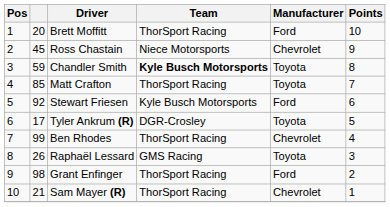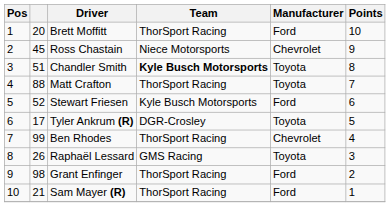(39, 66) 59 -> (39, 66) 51
(39, 84) 85 -> (39, 84) 88
(39, 102) 92 -> (39, 102) 52
(297, 192) Chevrolet -> (284, 192) Ford
